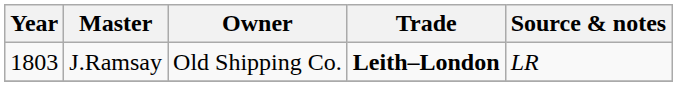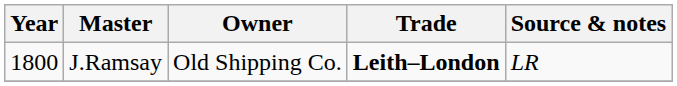(34, 61) 1803 -> (34, 61) 1800
